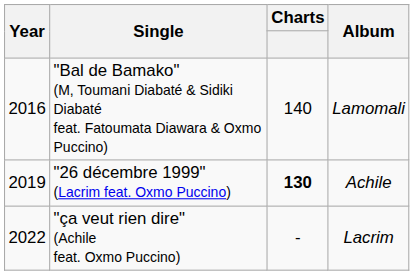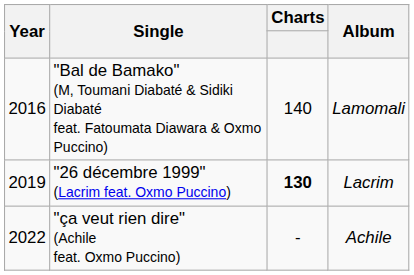(369, 182) Achile -> (369, 182) Lacrim
(369, 237) Lacrim -> (369, 237) Achile
